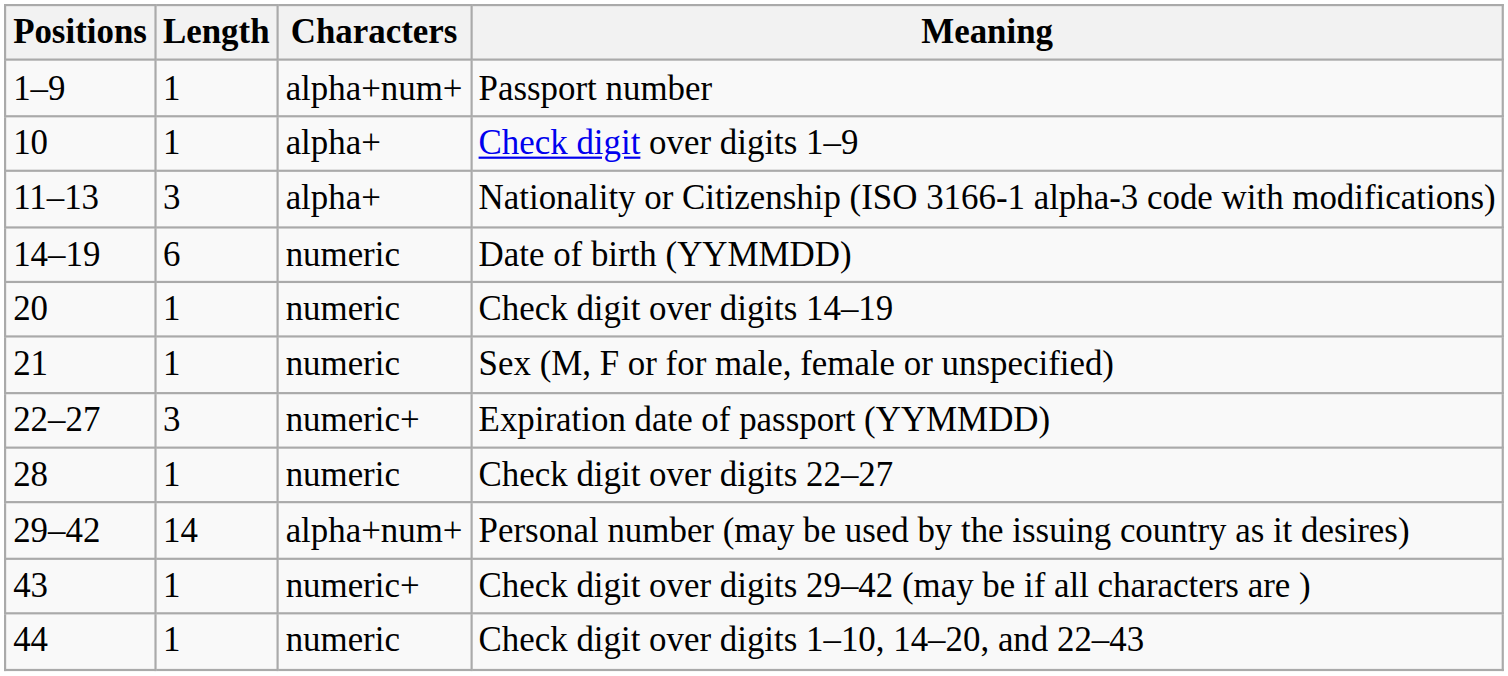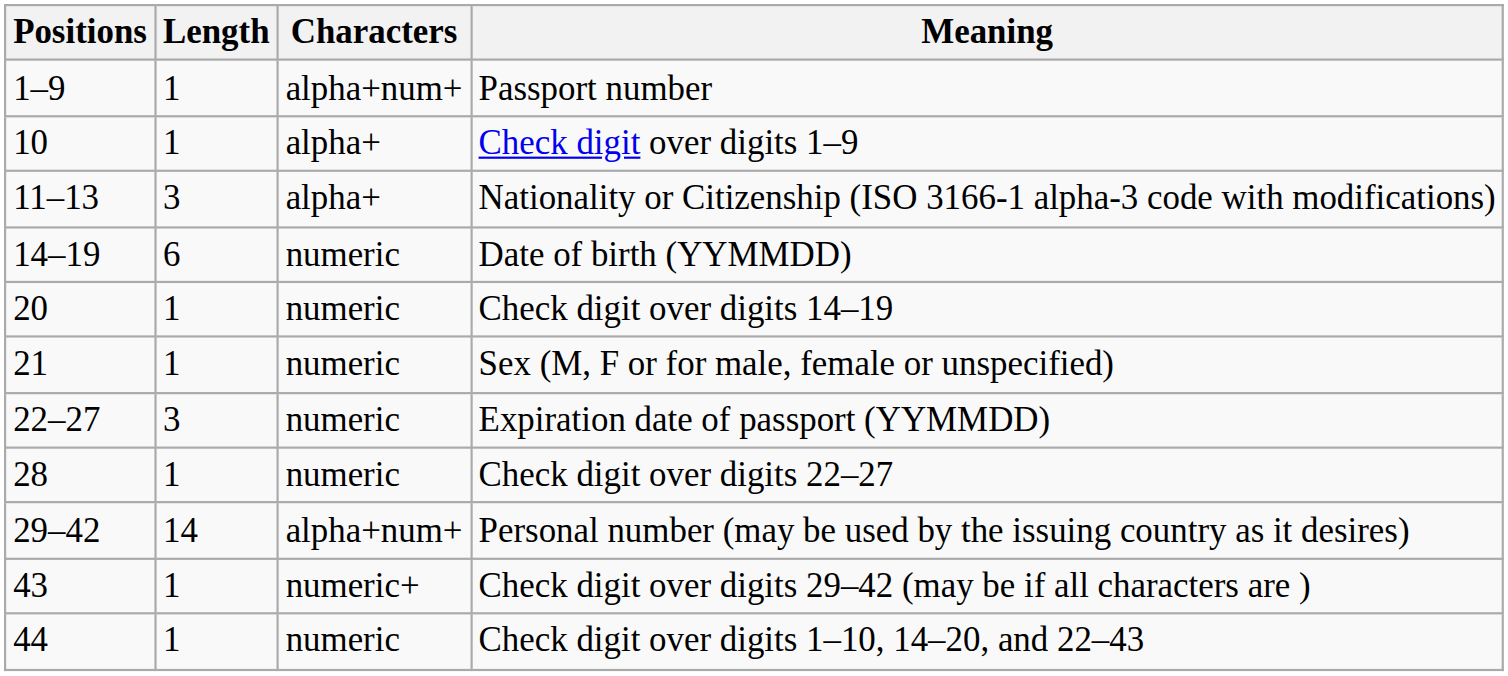(353, 419) numeric+ -> (343, 419) numeric
